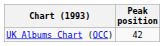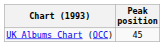(138, 35) 42 -> (138, 35) 45
